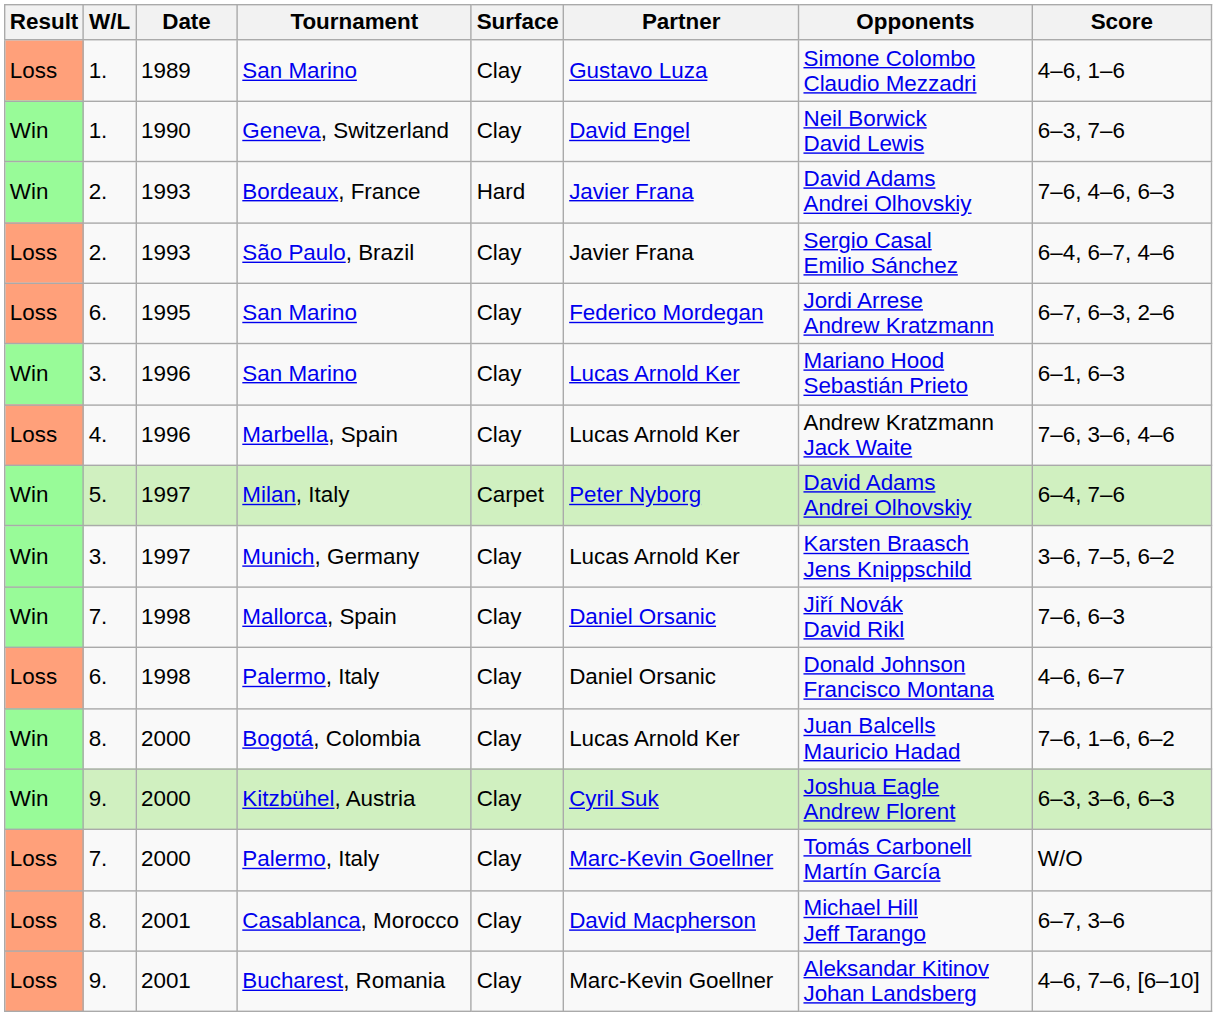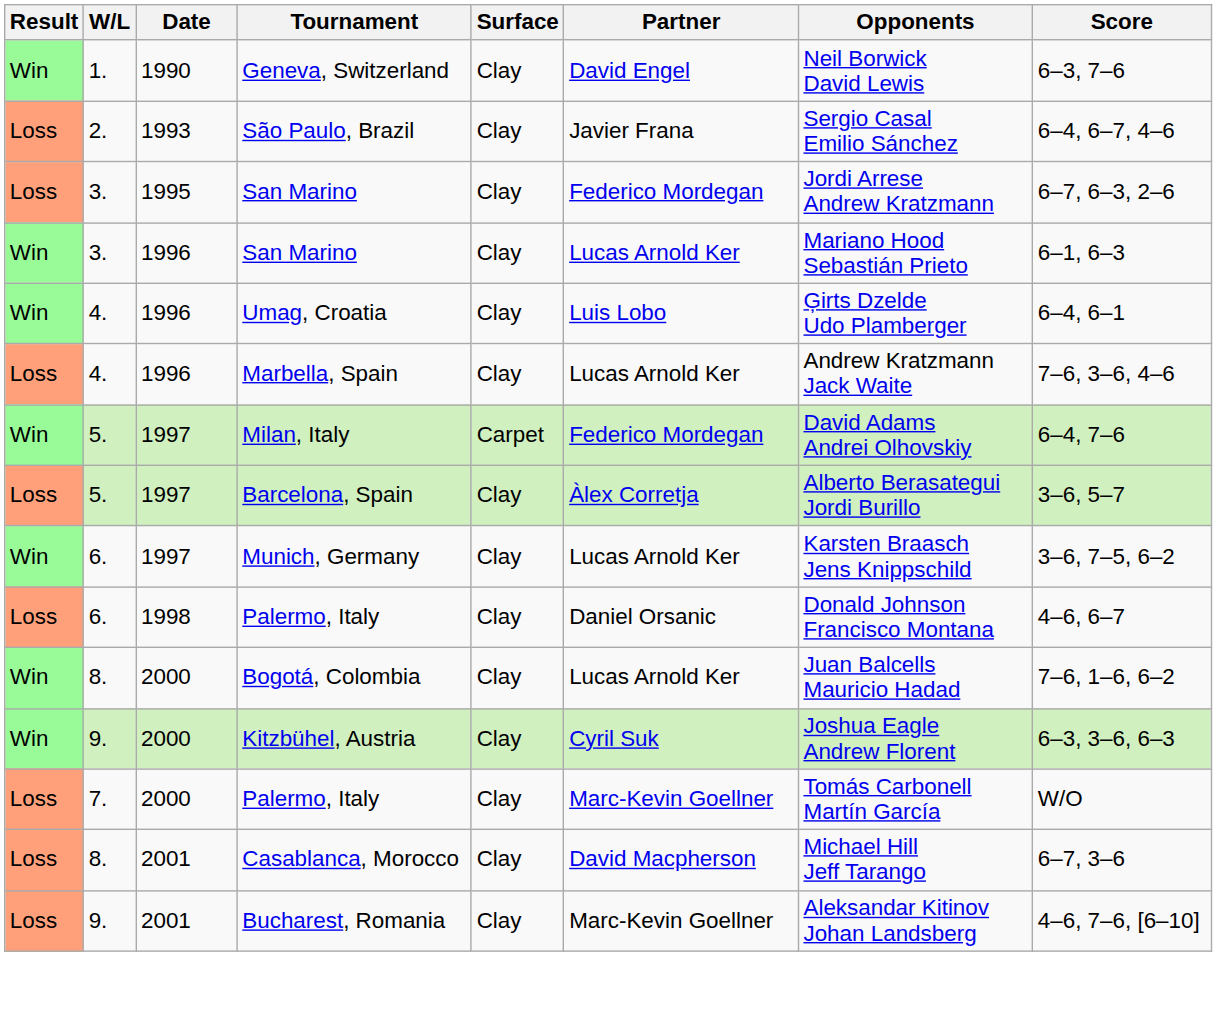- row: (166, 70)
- row: (166, 191)
(98, 313) 6. -> (98, 191) 3.
+ row: (166, 313)
(635, 495) Peter Nyborg -> (666, 434) Federico Mordegan
+ row: (166, 495)
(98, 556) 3. -> (98, 556) 6.
- row: (166, 616)
